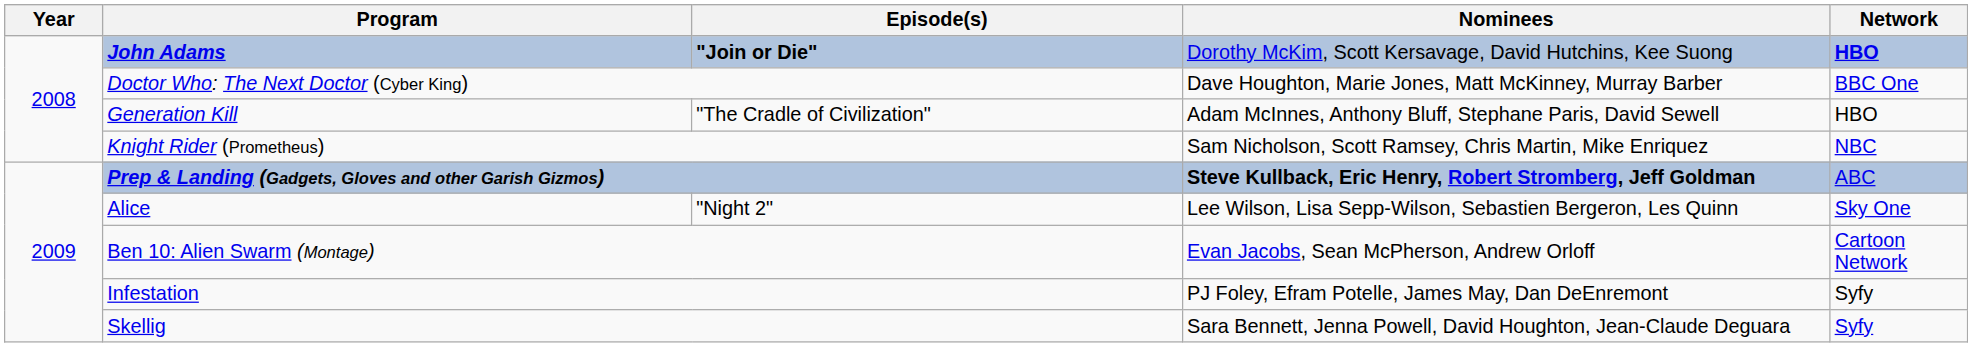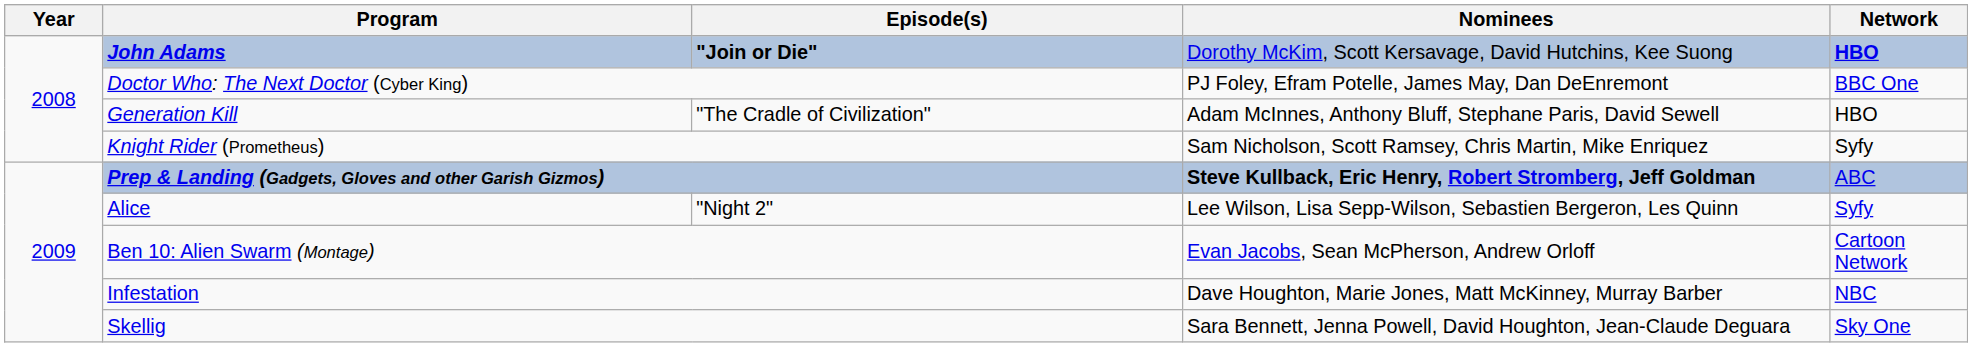(1455, 83) Dave Houghton, Marie Jones, Matt McKinney, Murray Barber -> (1427, 83) PJ Foley, Efram Potelle, James May, Dan DeEnremont
(1856, 146) NBC -> (1854, 146) Syfy
(1873, 209) Sky One -> (1854, 209) Syfy
(1427, 294) PJ Foley, Efram Potelle, James May, Dan DeEnremont -> (1455, 294) Dave Houghton, Marie Jones, Matt McKinney, Murray Barber
(1854, 294) Syfy -> (1856, 294) NBC
(1854, 325) Syfy -> (1873, 325) Sky One
